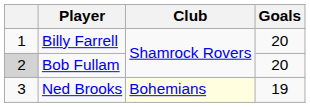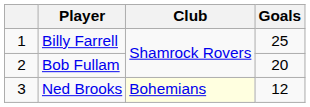(280, 41) 20 -> (280, 41) 25
(21, 65) lightgrey background -> (21, 65) no background
(280, 89) 19 -> (280, 89) 12
